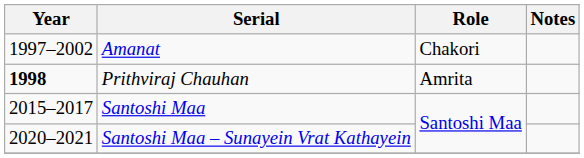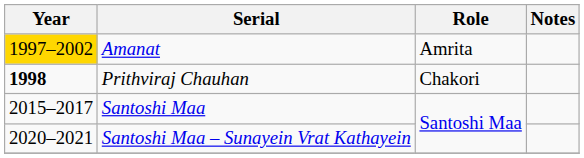(51, 49) no background -> (51, 49) gold background
(450, 49) Chakori -> (446, 49) Amrita
(446, 78) Amrita -> (450, 78) Chakori
